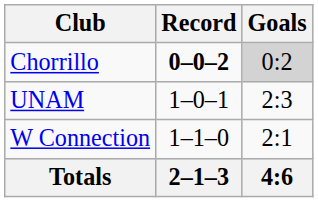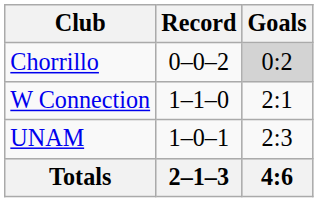(199, 61) bold -> (199, 61) normal
rows swapped: (47, 100) <-> (80, 138)
